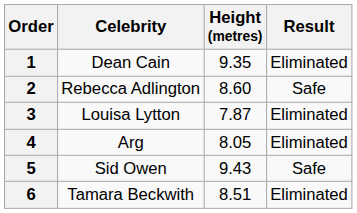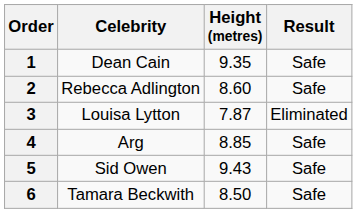(309, 62) Eliminated -> (309, 62) Safe
(235, 141) 8.05 -> (235, 141) 8.85
(309, 141) Eliminated -> (309, 141) Safe
(235, 194) 8.51 -> (235, 194) 8.50
(309, 194) Eliminated -> (309, 194) Safe
